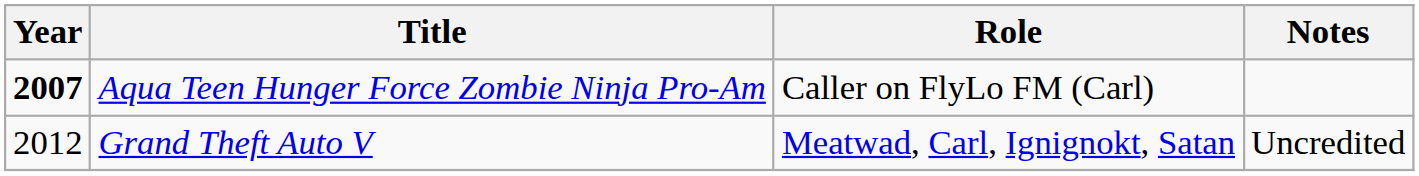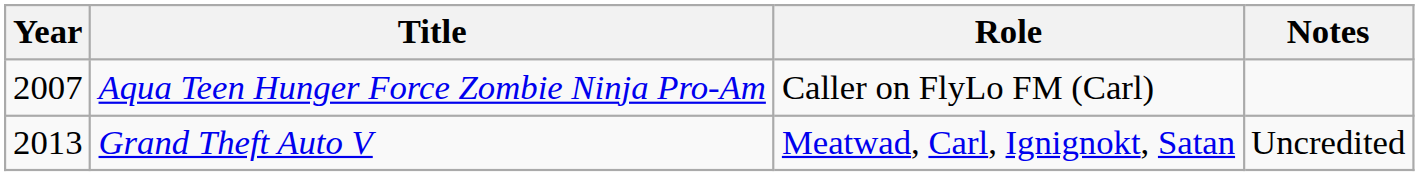(48, 87) bold -> (48, 87) normal
(48, 142) 2012 -> (48, 142) 2013
